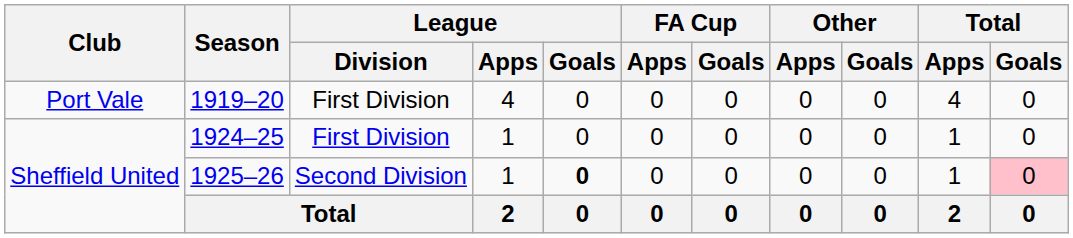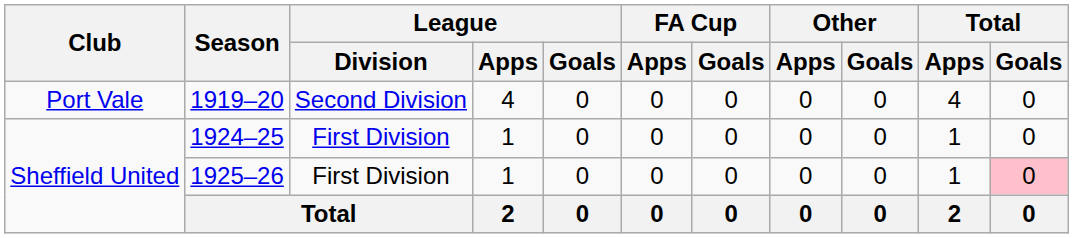(381, 99) First Division -> (381, 99) Second Division
(381, 175) Second Division -> (381, 175) First Division
(582, 175) bold -> (582, 175) normal
